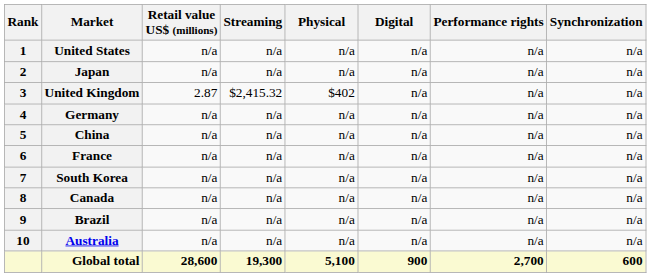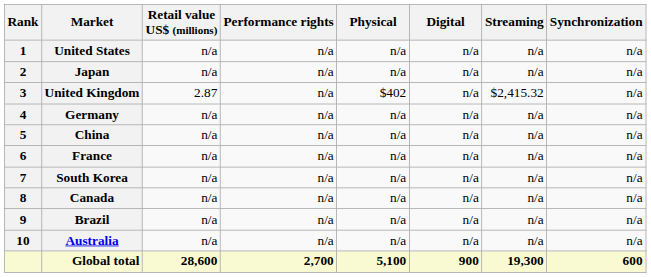columns swapped: (253, 22) <-> (489, 22)
